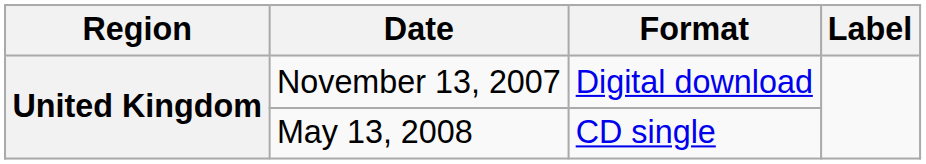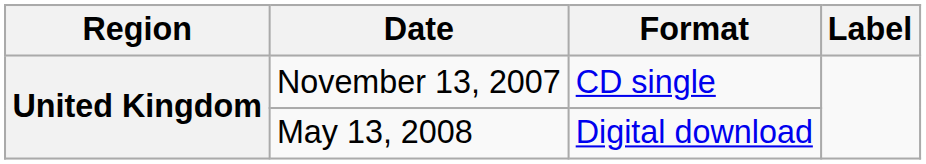(694, 81) Digital download -> (646, 81) CD single
(646, 132) CD single -> (694, 132) Digital download
